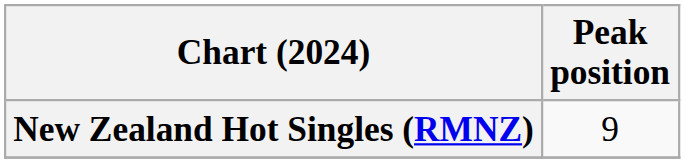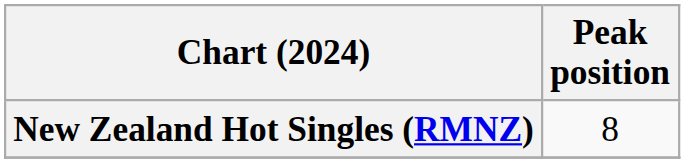(610, 128) 9 -> (610, 128) 8
